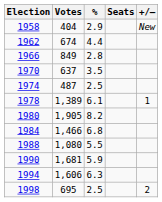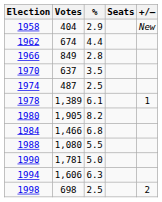(68, 160) 1,681 -> (68, 160) 1,781
(95, 160) 5.9 -> (95, 160) 5.0
(68, 190) 695 -> (68, 190) 698
